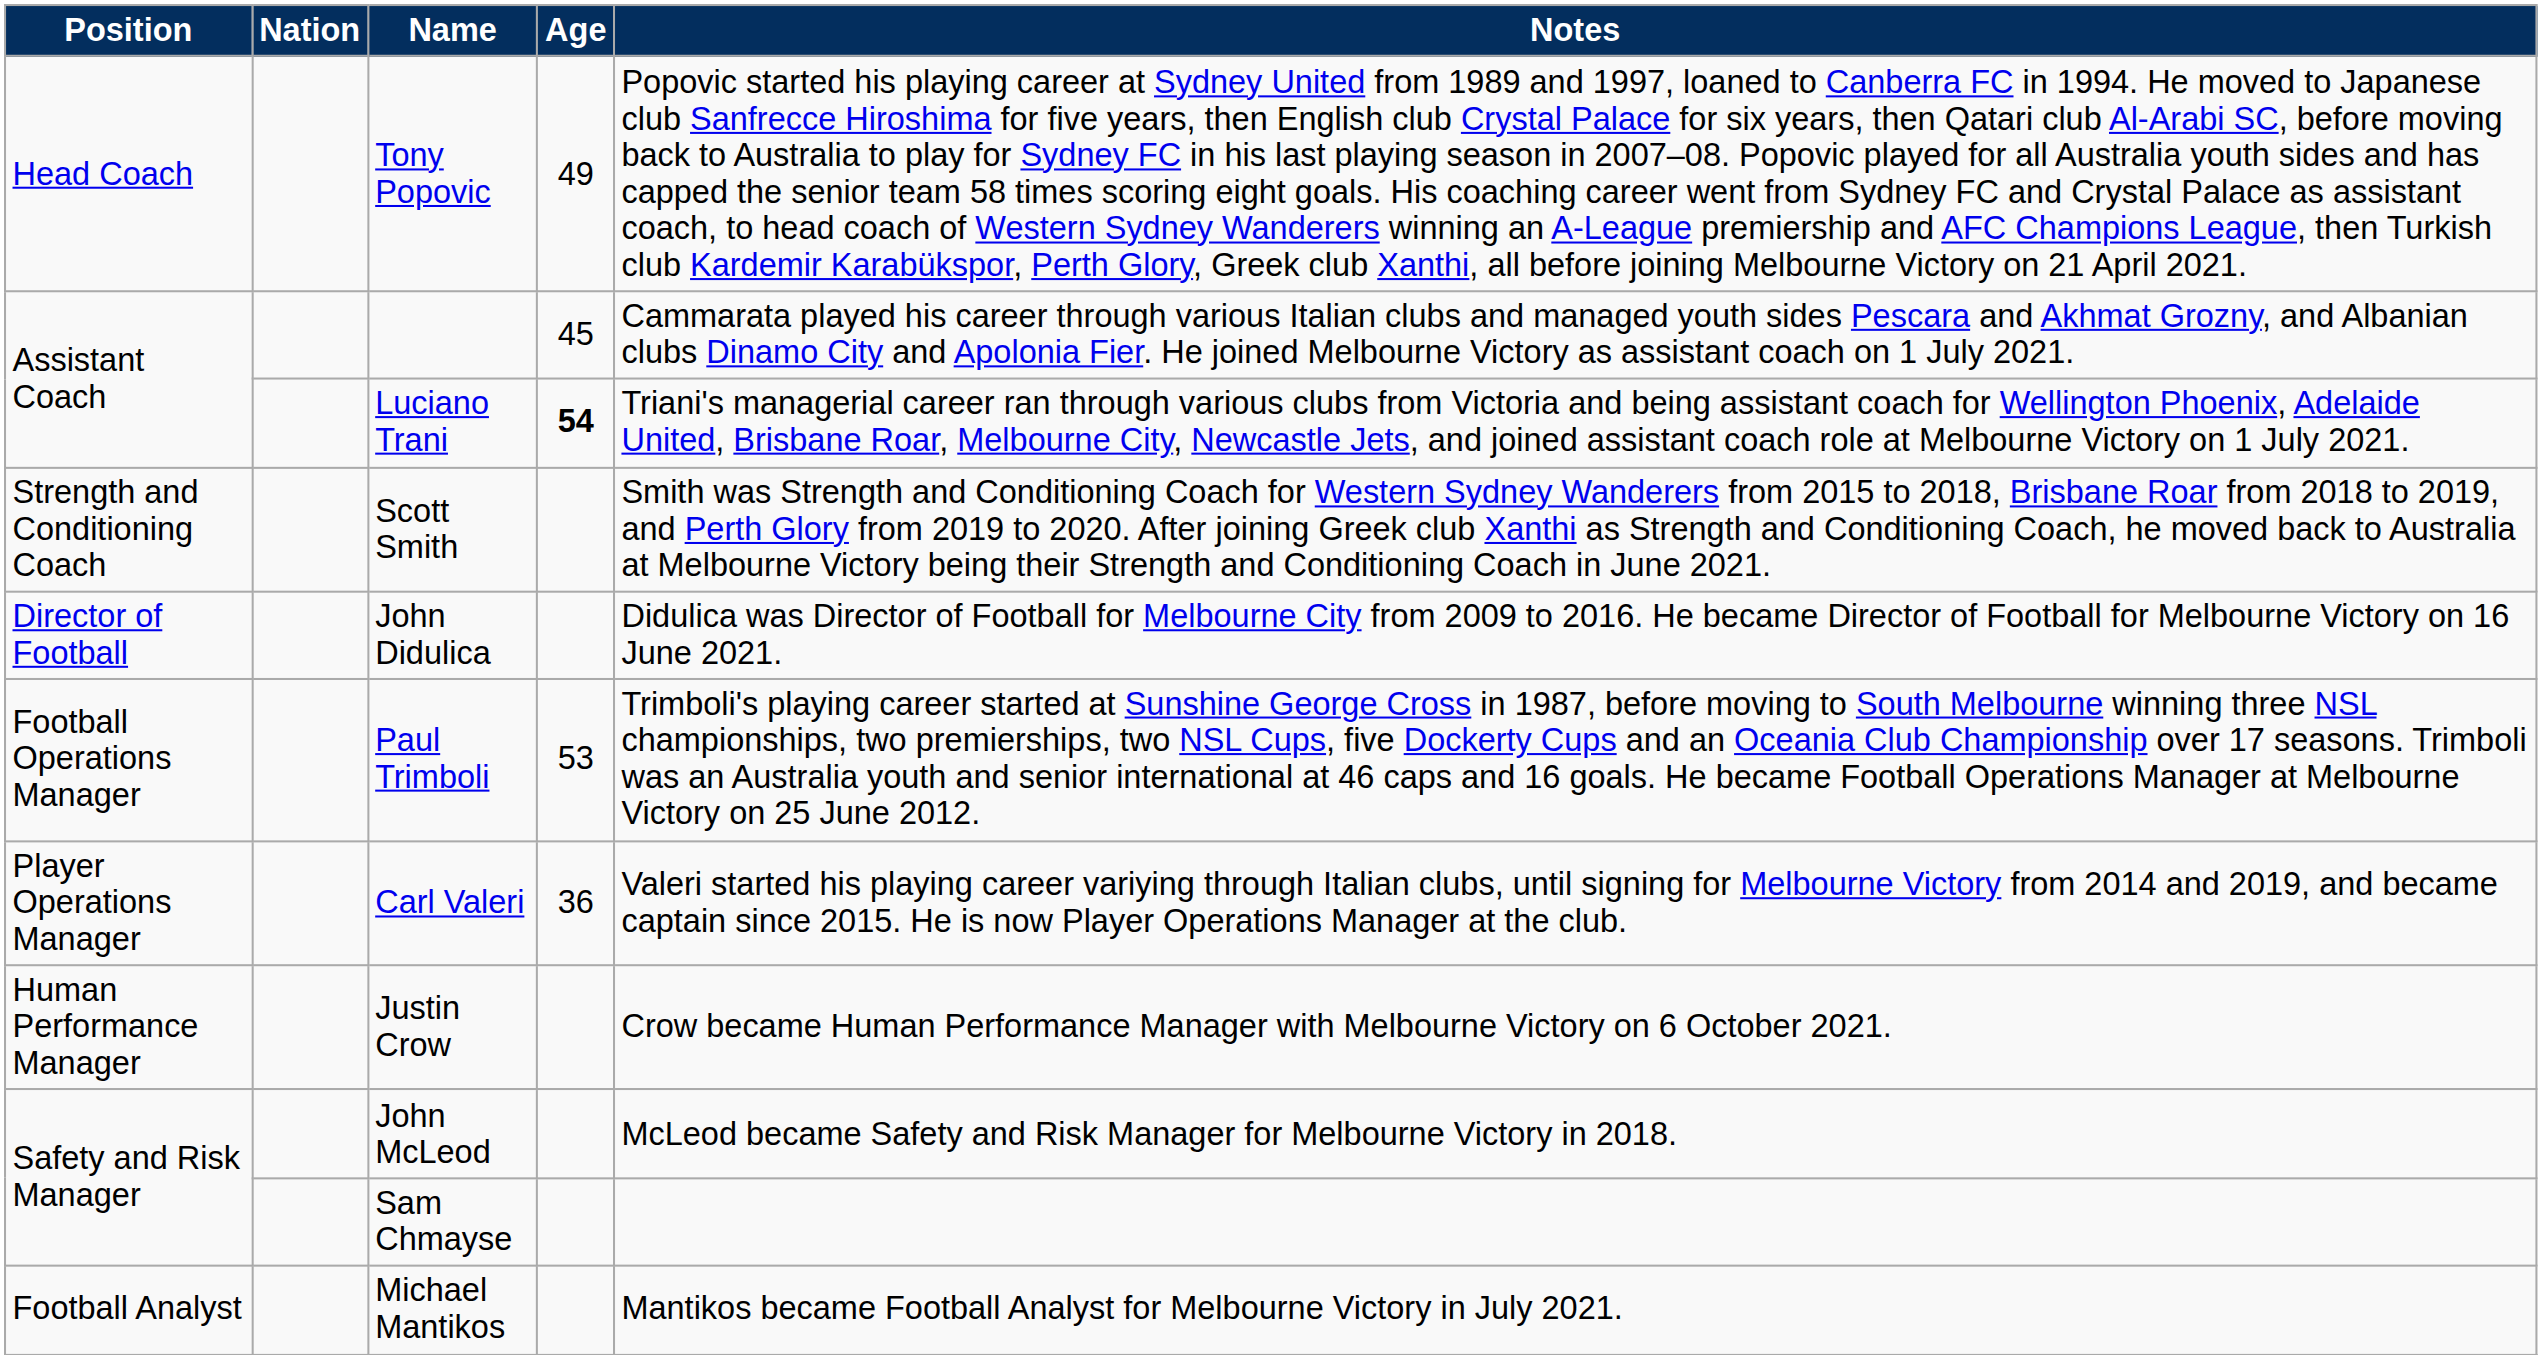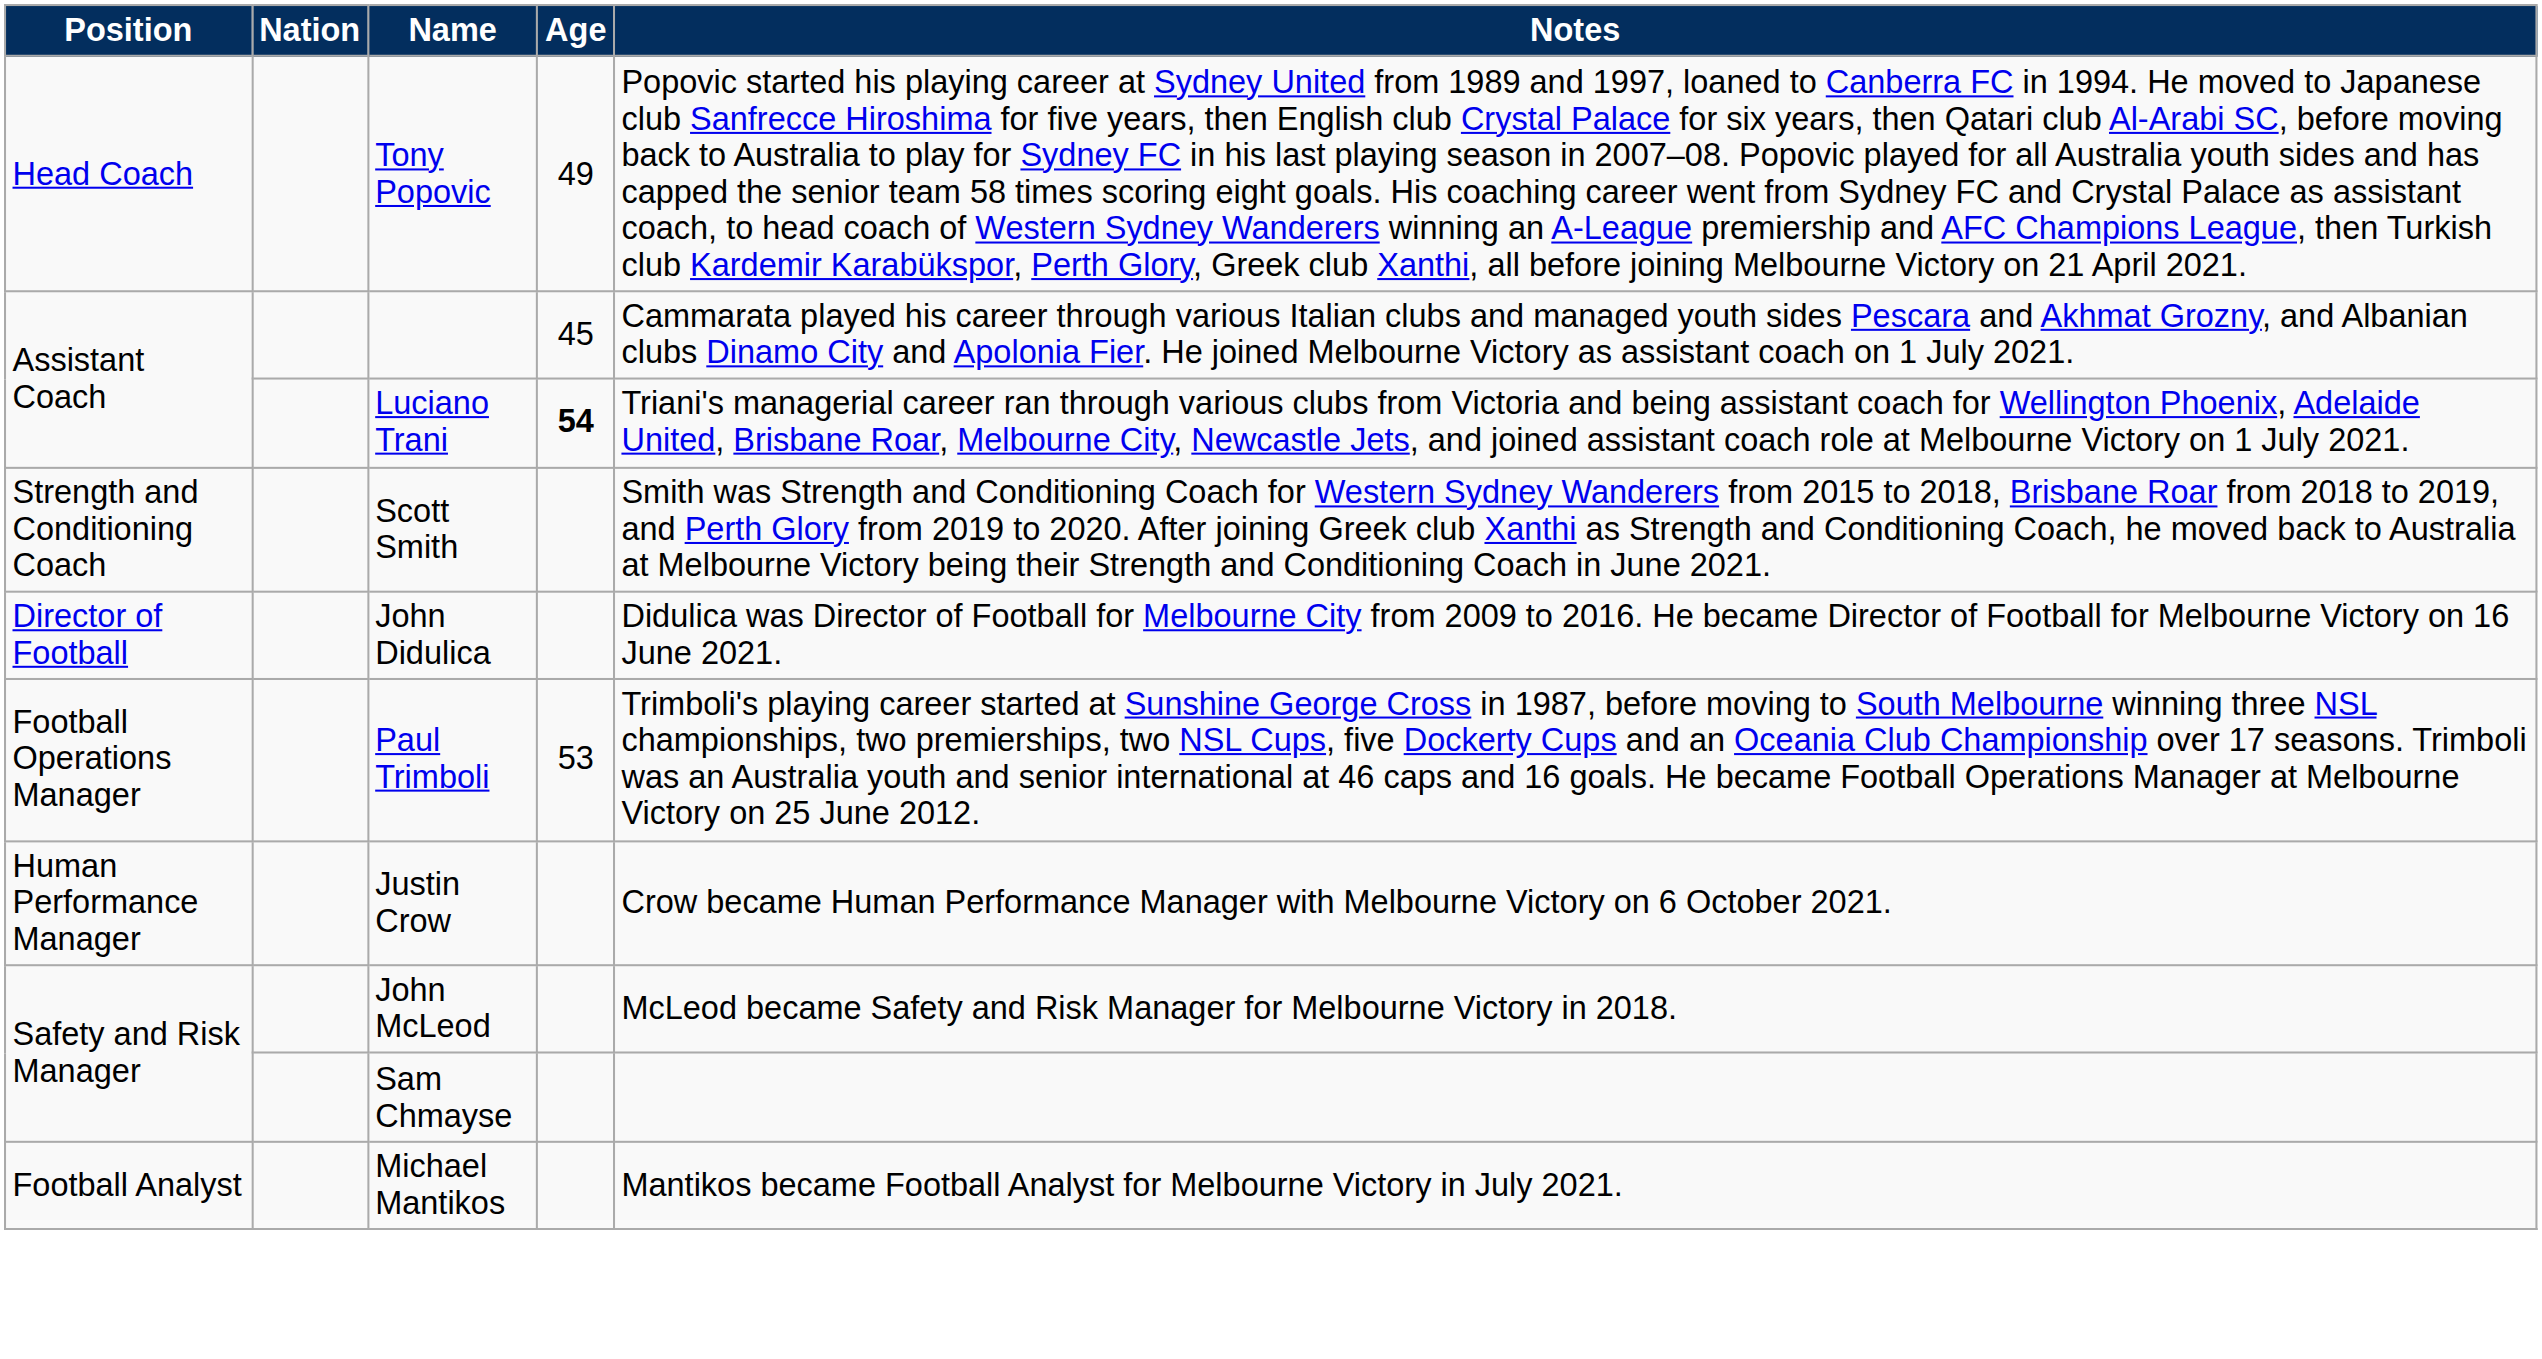- row: (92, 902)
